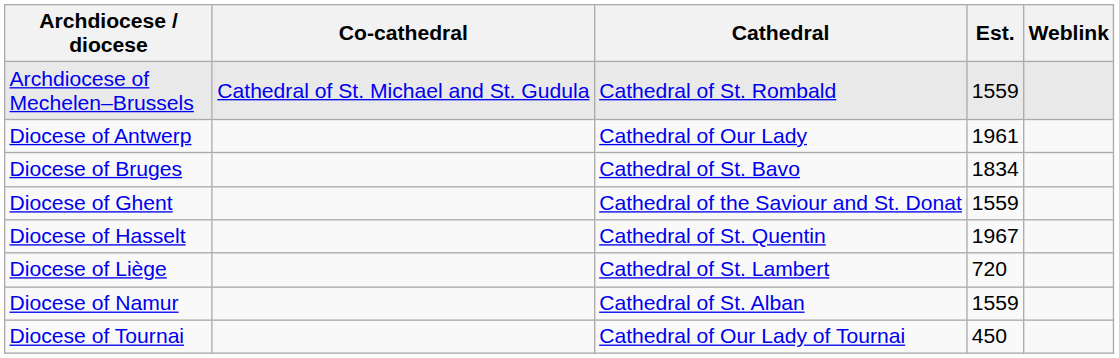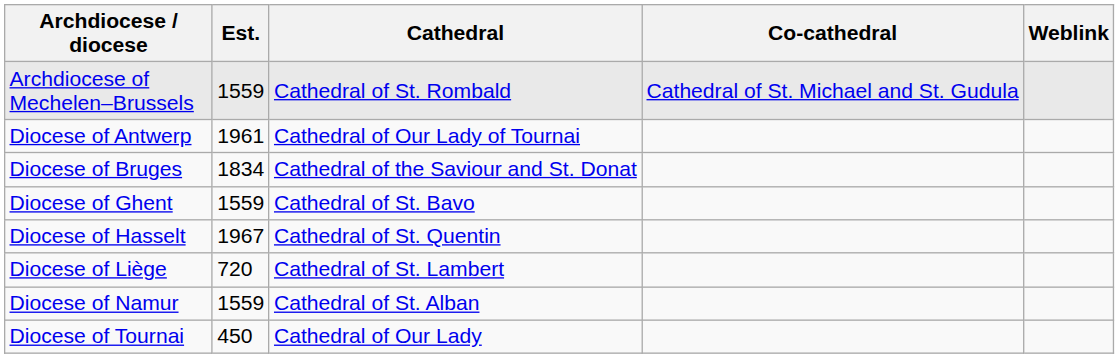columns swapped: (995, 33) <-> (403, 33)
(703, 135) Cathedral of Our Lady -> (427, 135) Cathedral of Our Lady of Tournai
(700, 169) Cathedral of St. Bavo -> (455, 169) Cathedral of the Saviour and St. Donat
(781, 202) Cathedral of the Saviour and St. Donat -> (374, 202) Cathedral of St. Bavo
(752, 336) Cathedral of Our Lady of Tournai -> (378, 336) Cathedral of Our Lady
